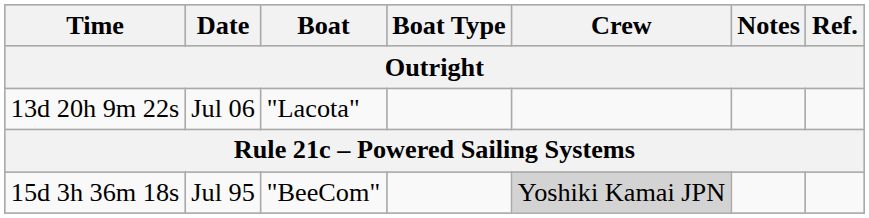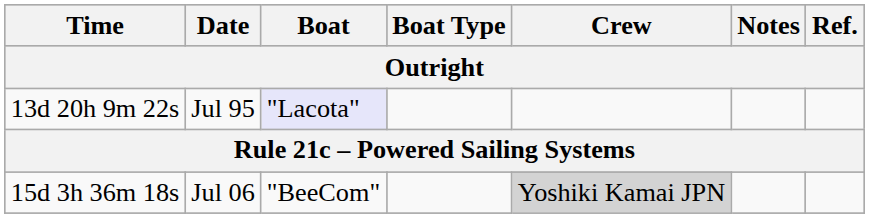(223, 108) Jul 06 -> (223, 108) Jul 95
(313, 108) no background -> (313, 108) lavender background
(223, 191) Jul 95 -> (223, 191) Jul 06
